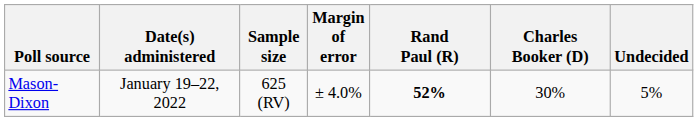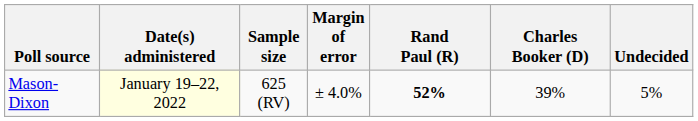(170, 93) no background -> (170, 93) lightyellow background
(550, 93) 30% -> (550, 93) 39%
